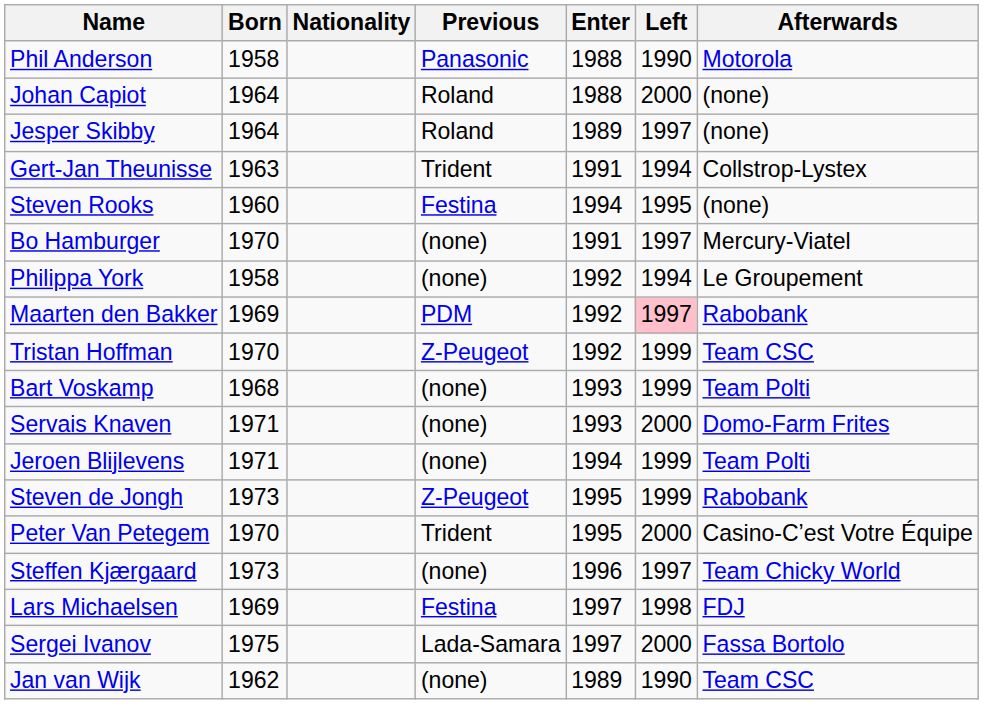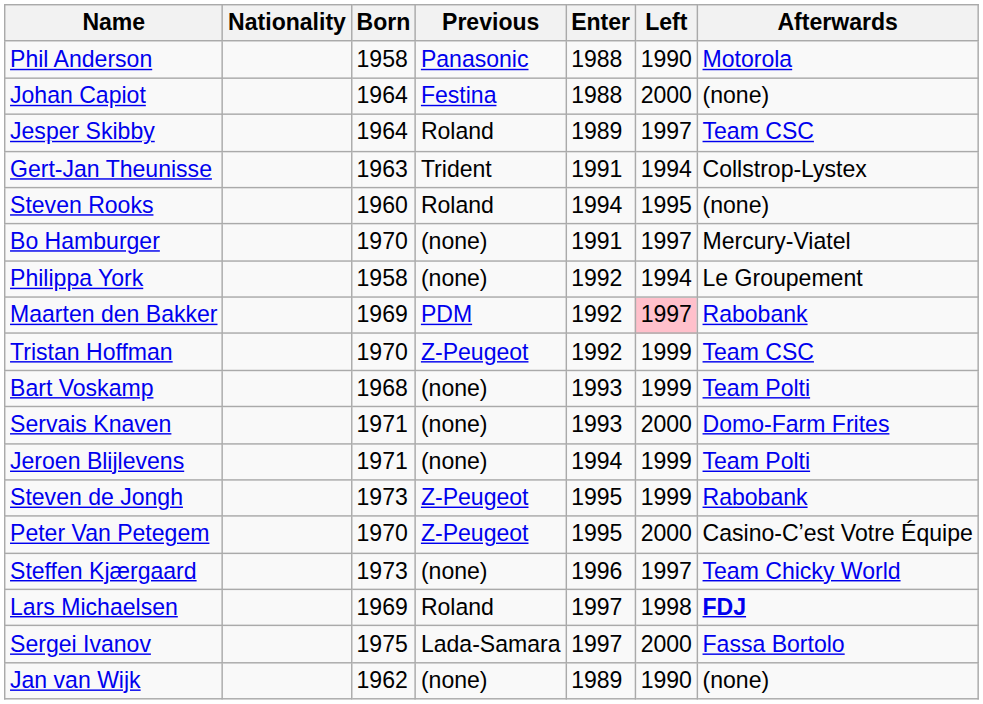columns swapped: (255, 22) <-> (351, 22)
(457, 95) Roland -> (459, 95) Festina
(736, 132) (none) -> (758, 132) Team CSC
(459, 205) Festina -> (457, 205) Roland
(456, 534) Trident -> (475, 534) Z-Peugeot
(459, 607) Festina -> (457, 607) Roland
(724, 607) normal -> (724, 607) bold
(758, 680) Team CSC -> (736, 680) (none)
